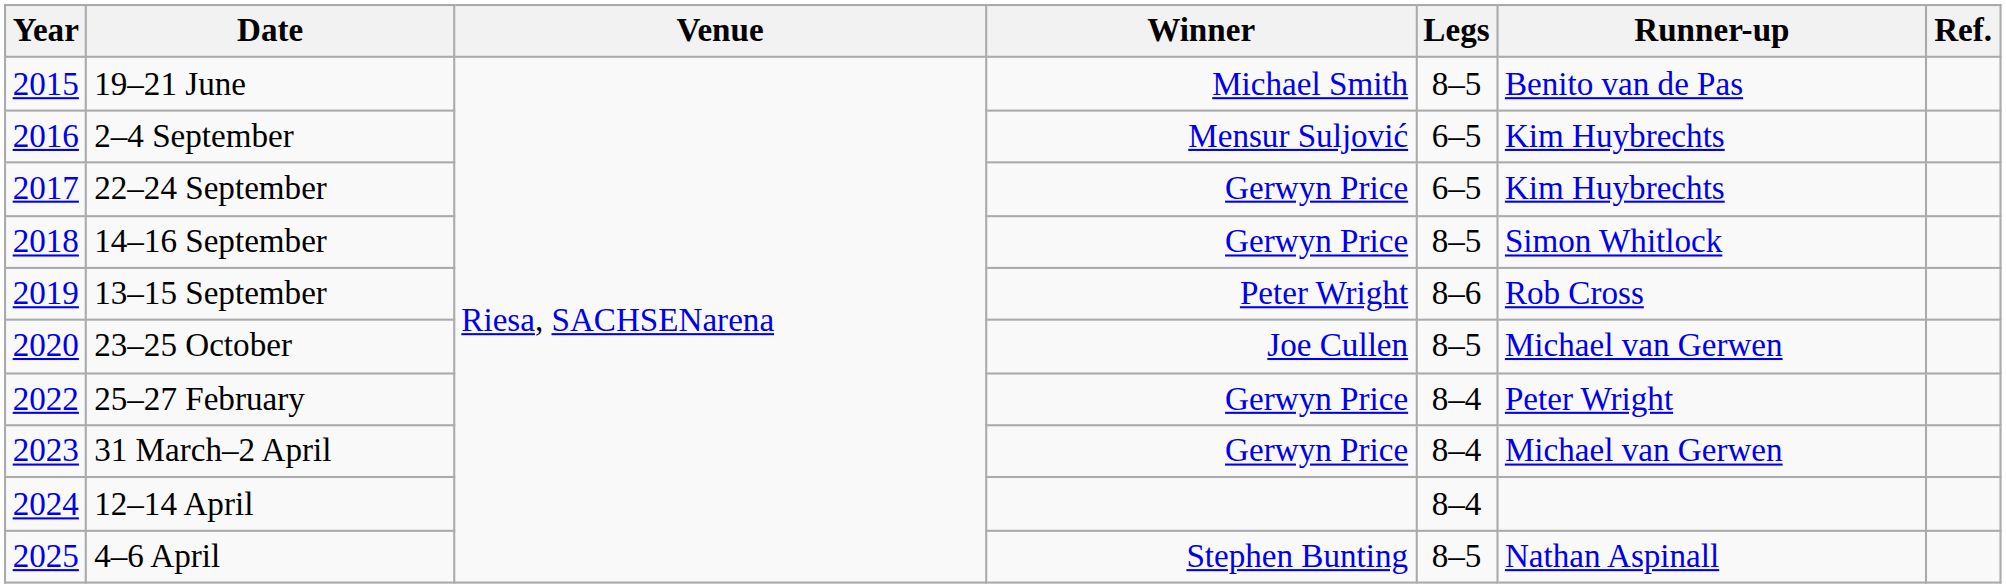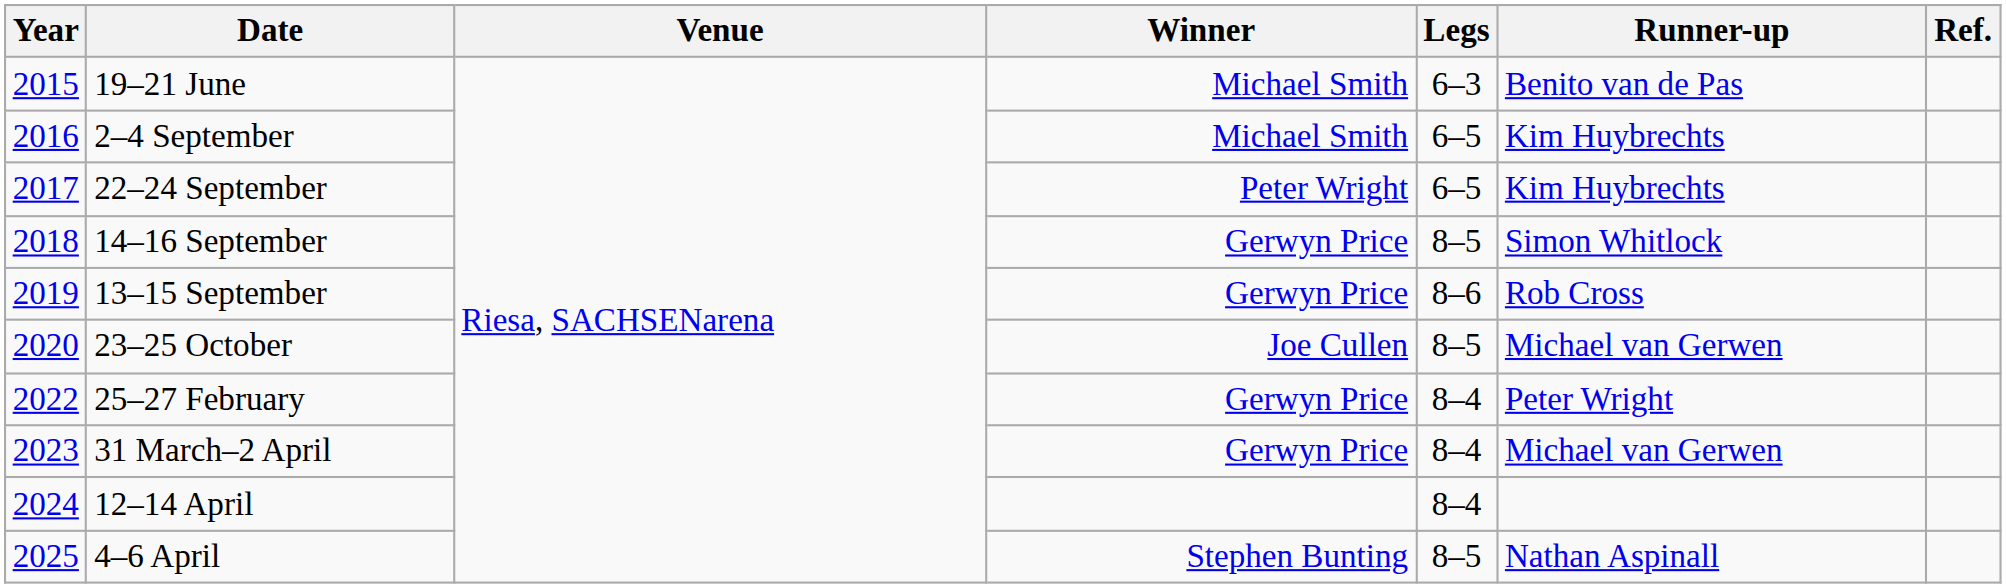(1456, 83) 8–5 -> (1456, 83) 6–3
(1298, 135) Mensur Suljović -> (1310, 135) Michael Smith
(1317, 188) Gerwyn Price -> (1324, 188) Peter Wright
(1324, 293) Peter Wright -> (1317, 293) Gerwyn Price
